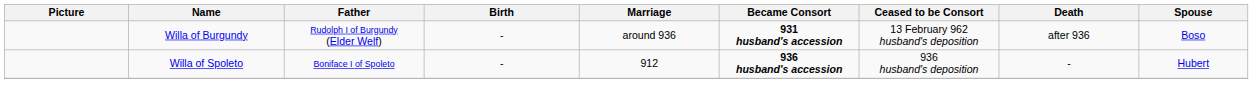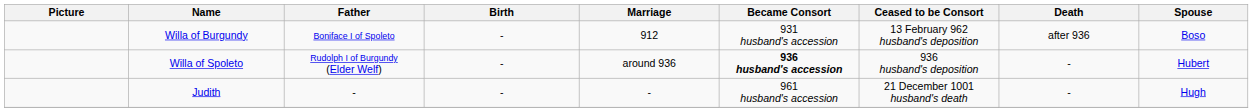(354, 36) Rudolph I of Burgundy (Elder Welf) -> (354, 36) Boniface I of Spoleto
(649, 35) around 936 -> (649, 35) 912
(789, 35) bold -> (789, 35) normal
(354, 64) Boniface I of Spoleto -> (354, 64) Rudolph I of Burgundy (Elder Welf)
(649, 64) 912 -> (649, 64) around 936
+ row: (206, 92)
